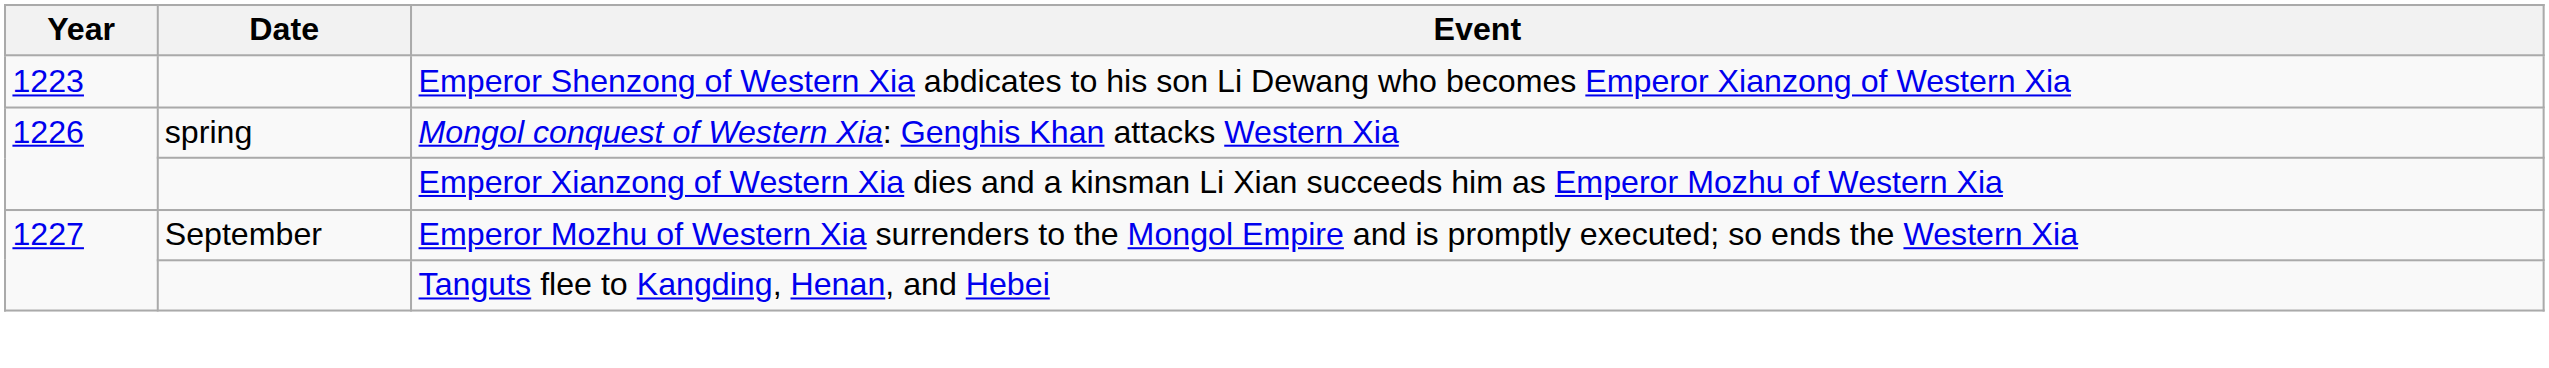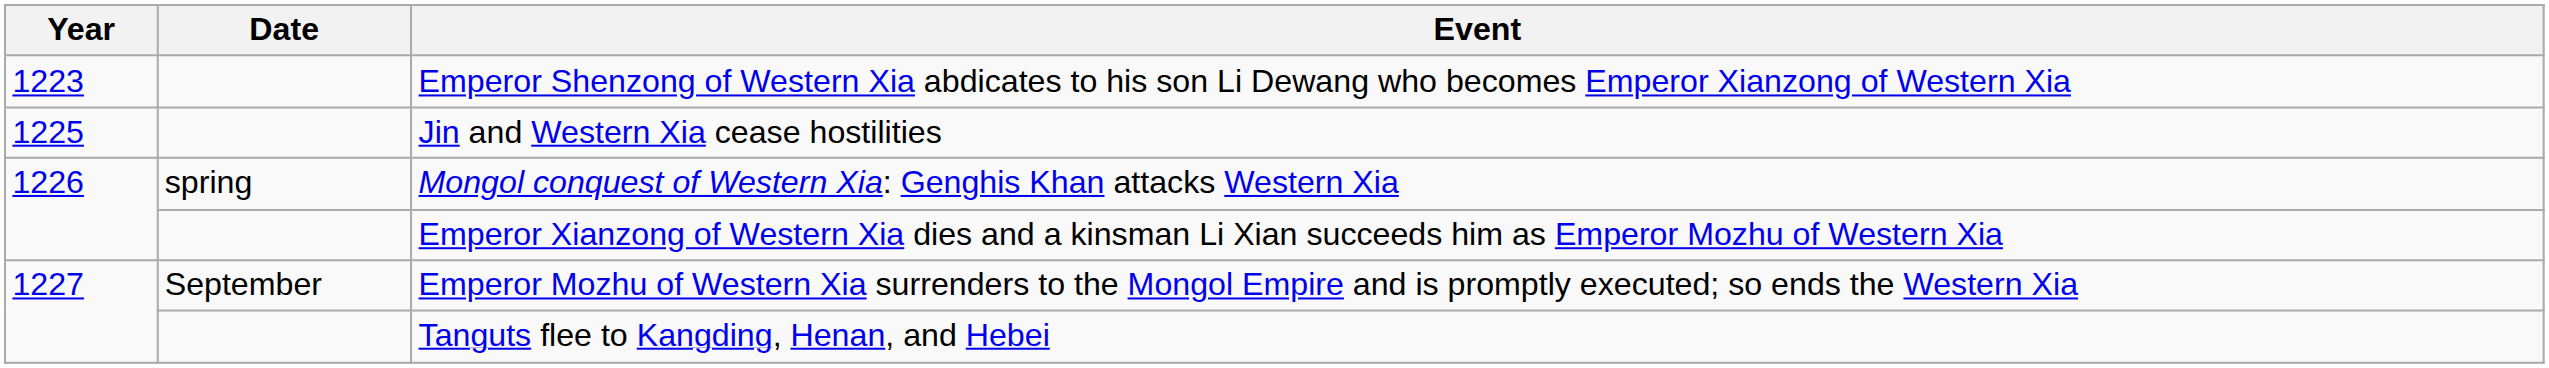+ row: (680, 132)
